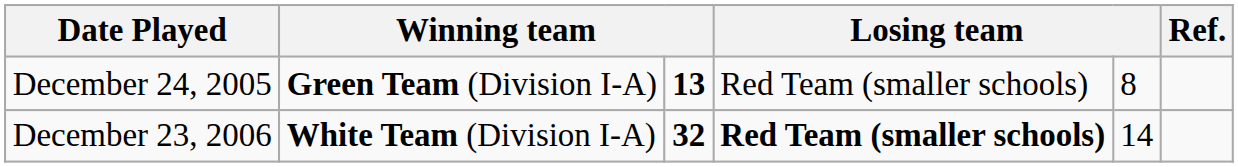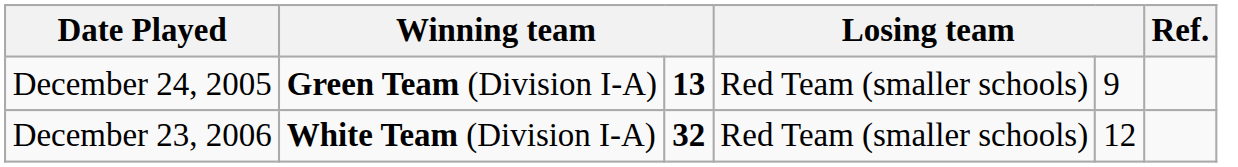(1129, 82) 8 -> (1112, 82) 9
(913, 135) bold -> (904, 135) normal
(1137, 135) 14 -> (1120, 135) 12
